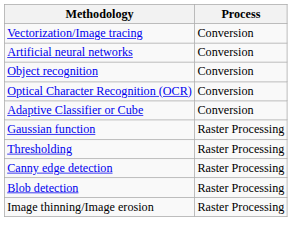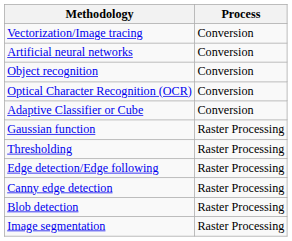+ row: (83, 168)
+ row: (56, 226)
- row: (80, 206)
